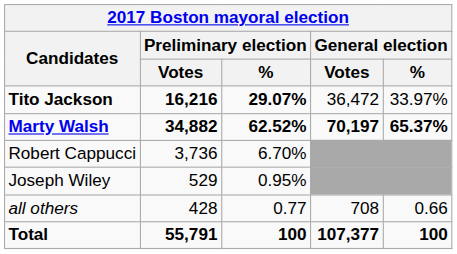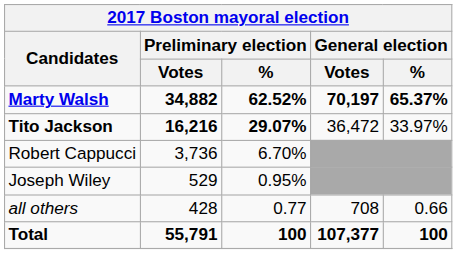rows swapped: (59, 126) <-> (61, 99)
